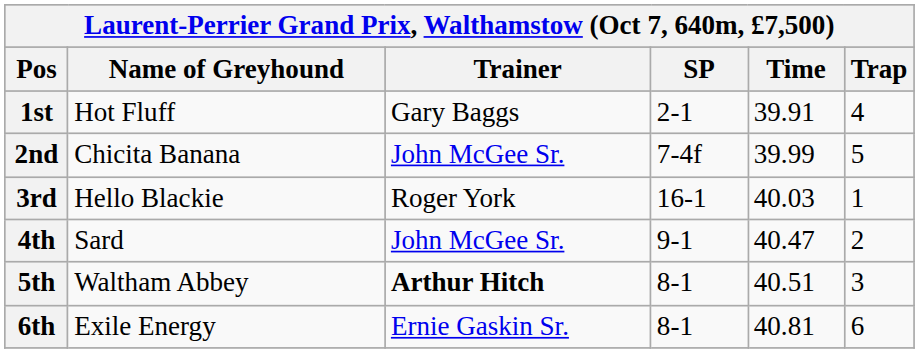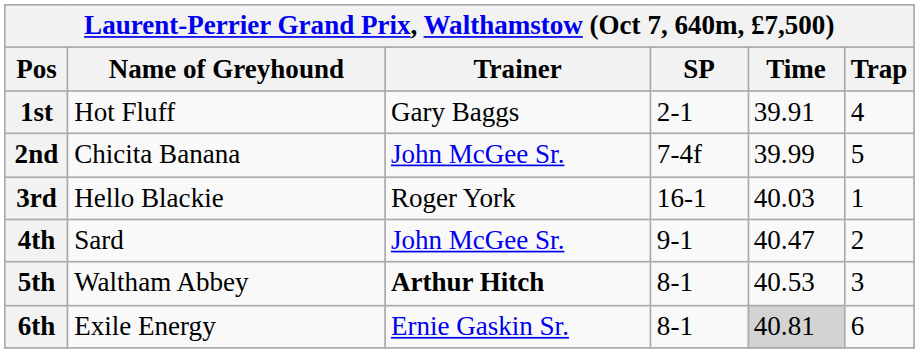(784, 283) 40.51 -> (784, 283) 40.53
(784, 326) no background -> (784, 326) lightgrey background
